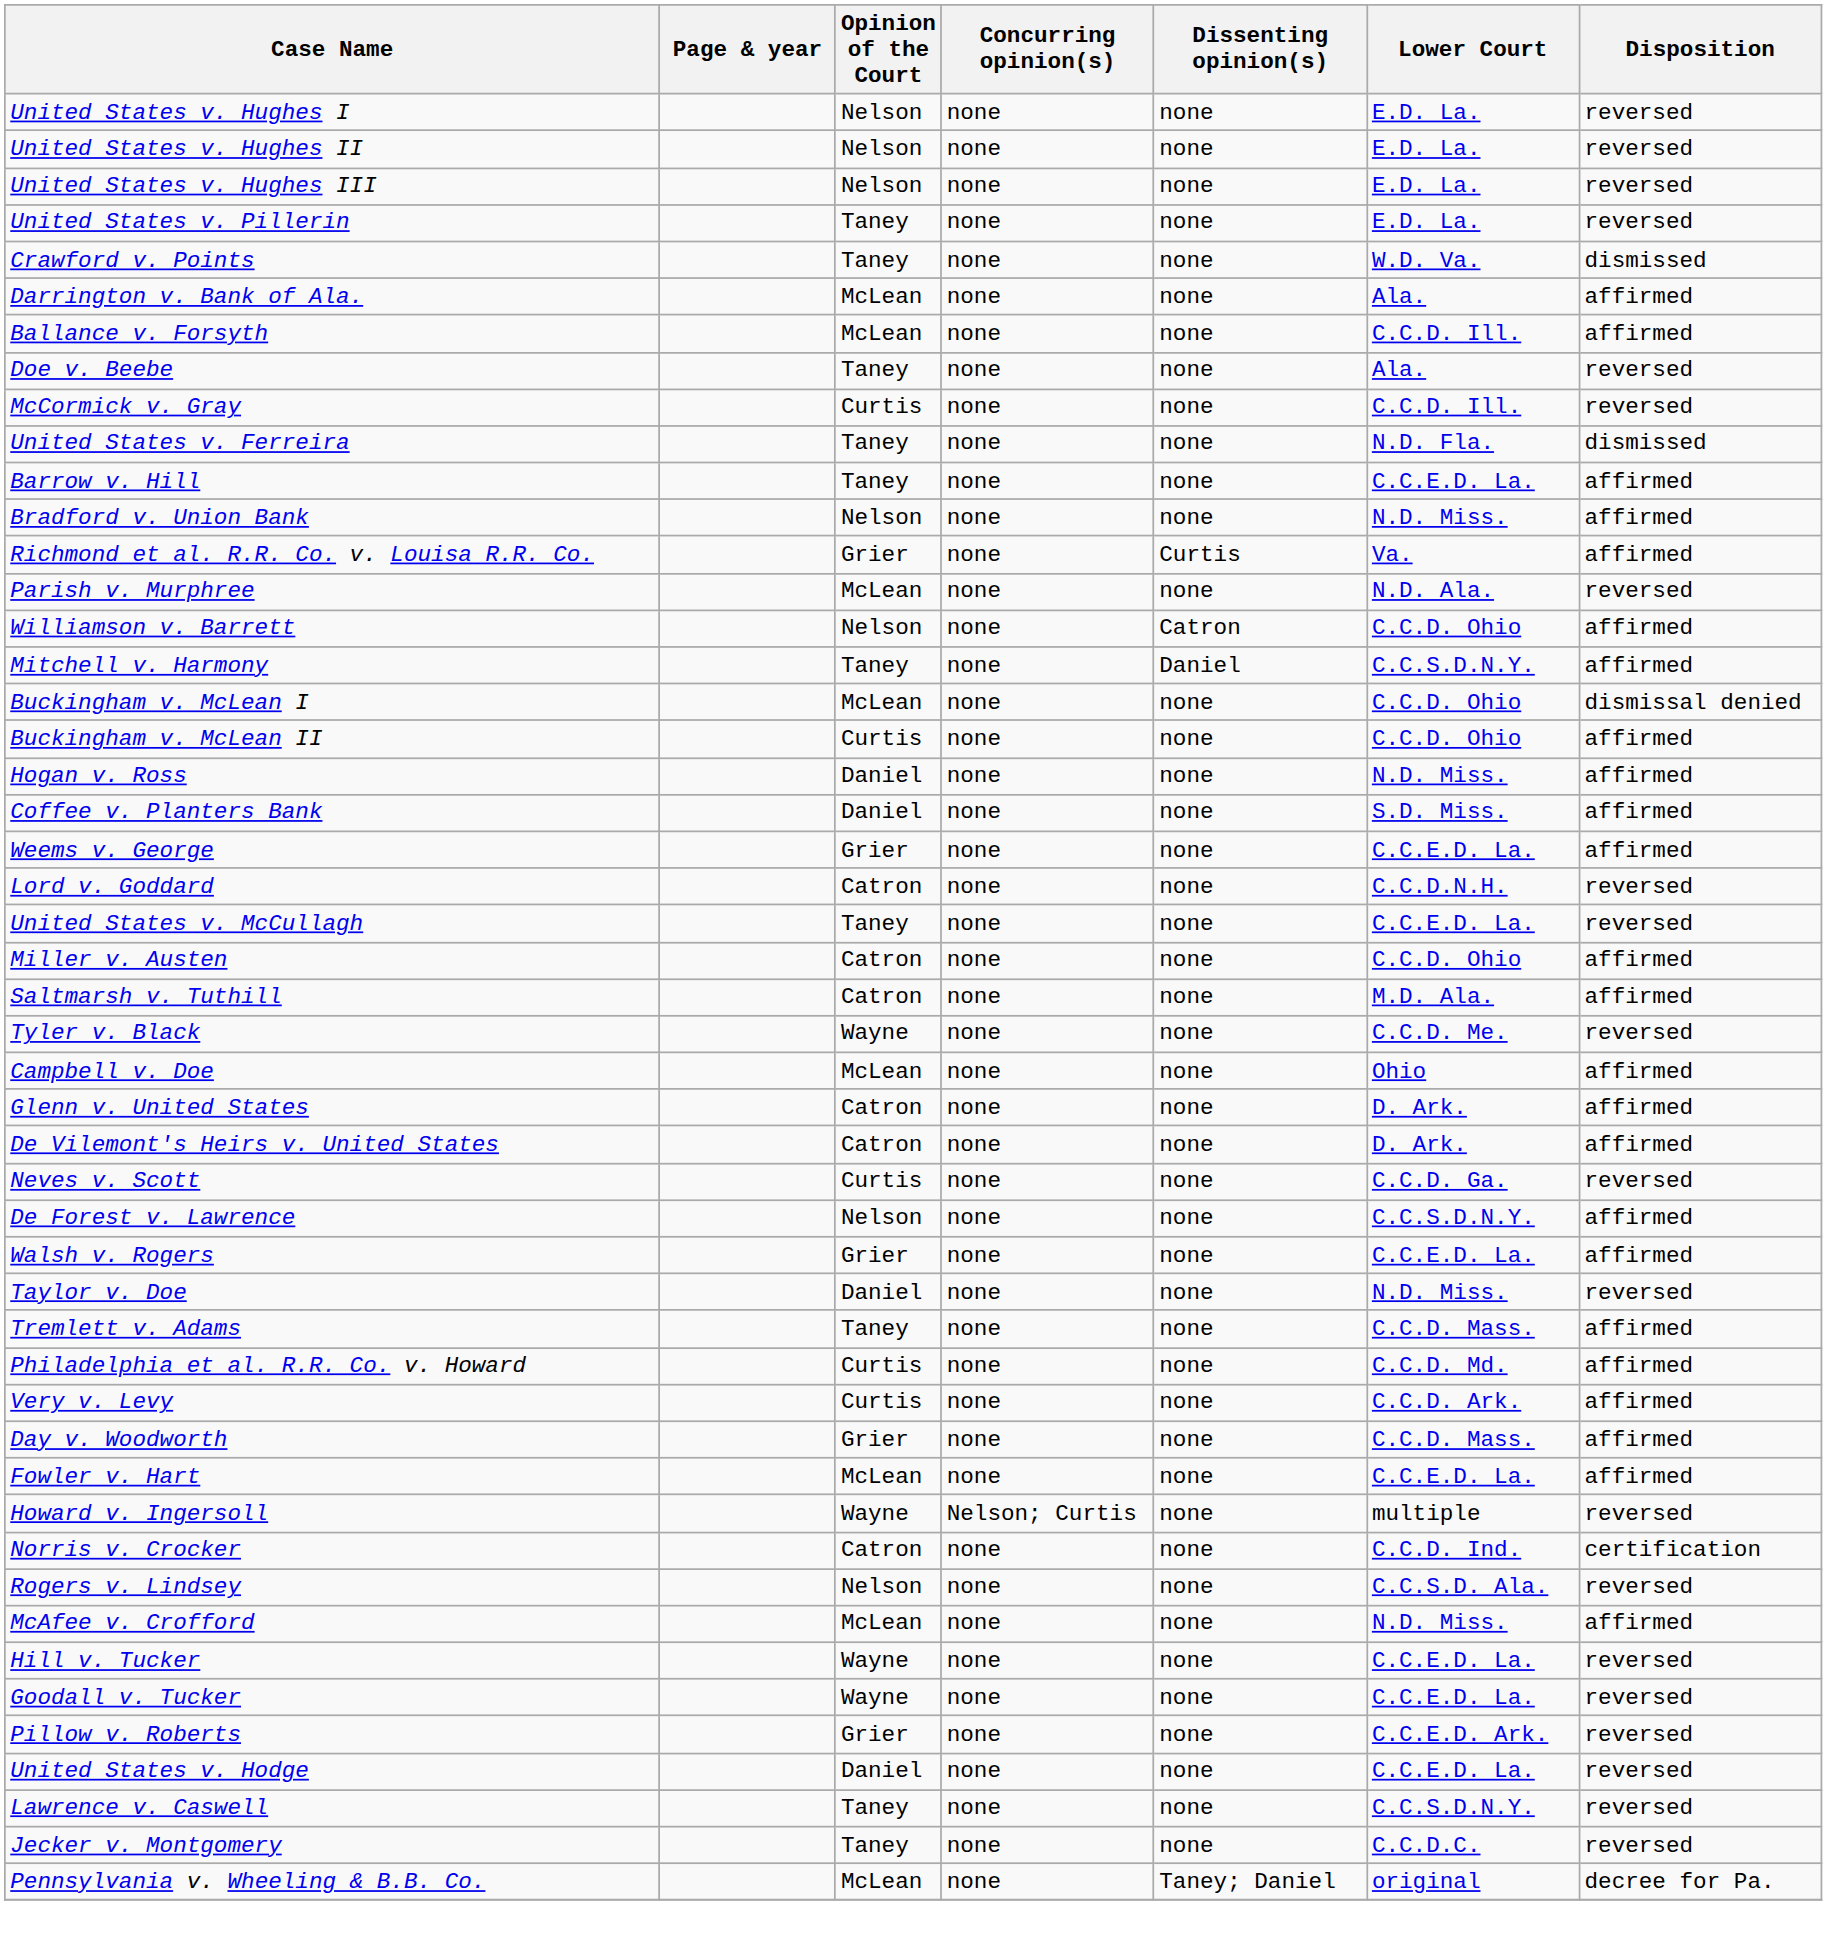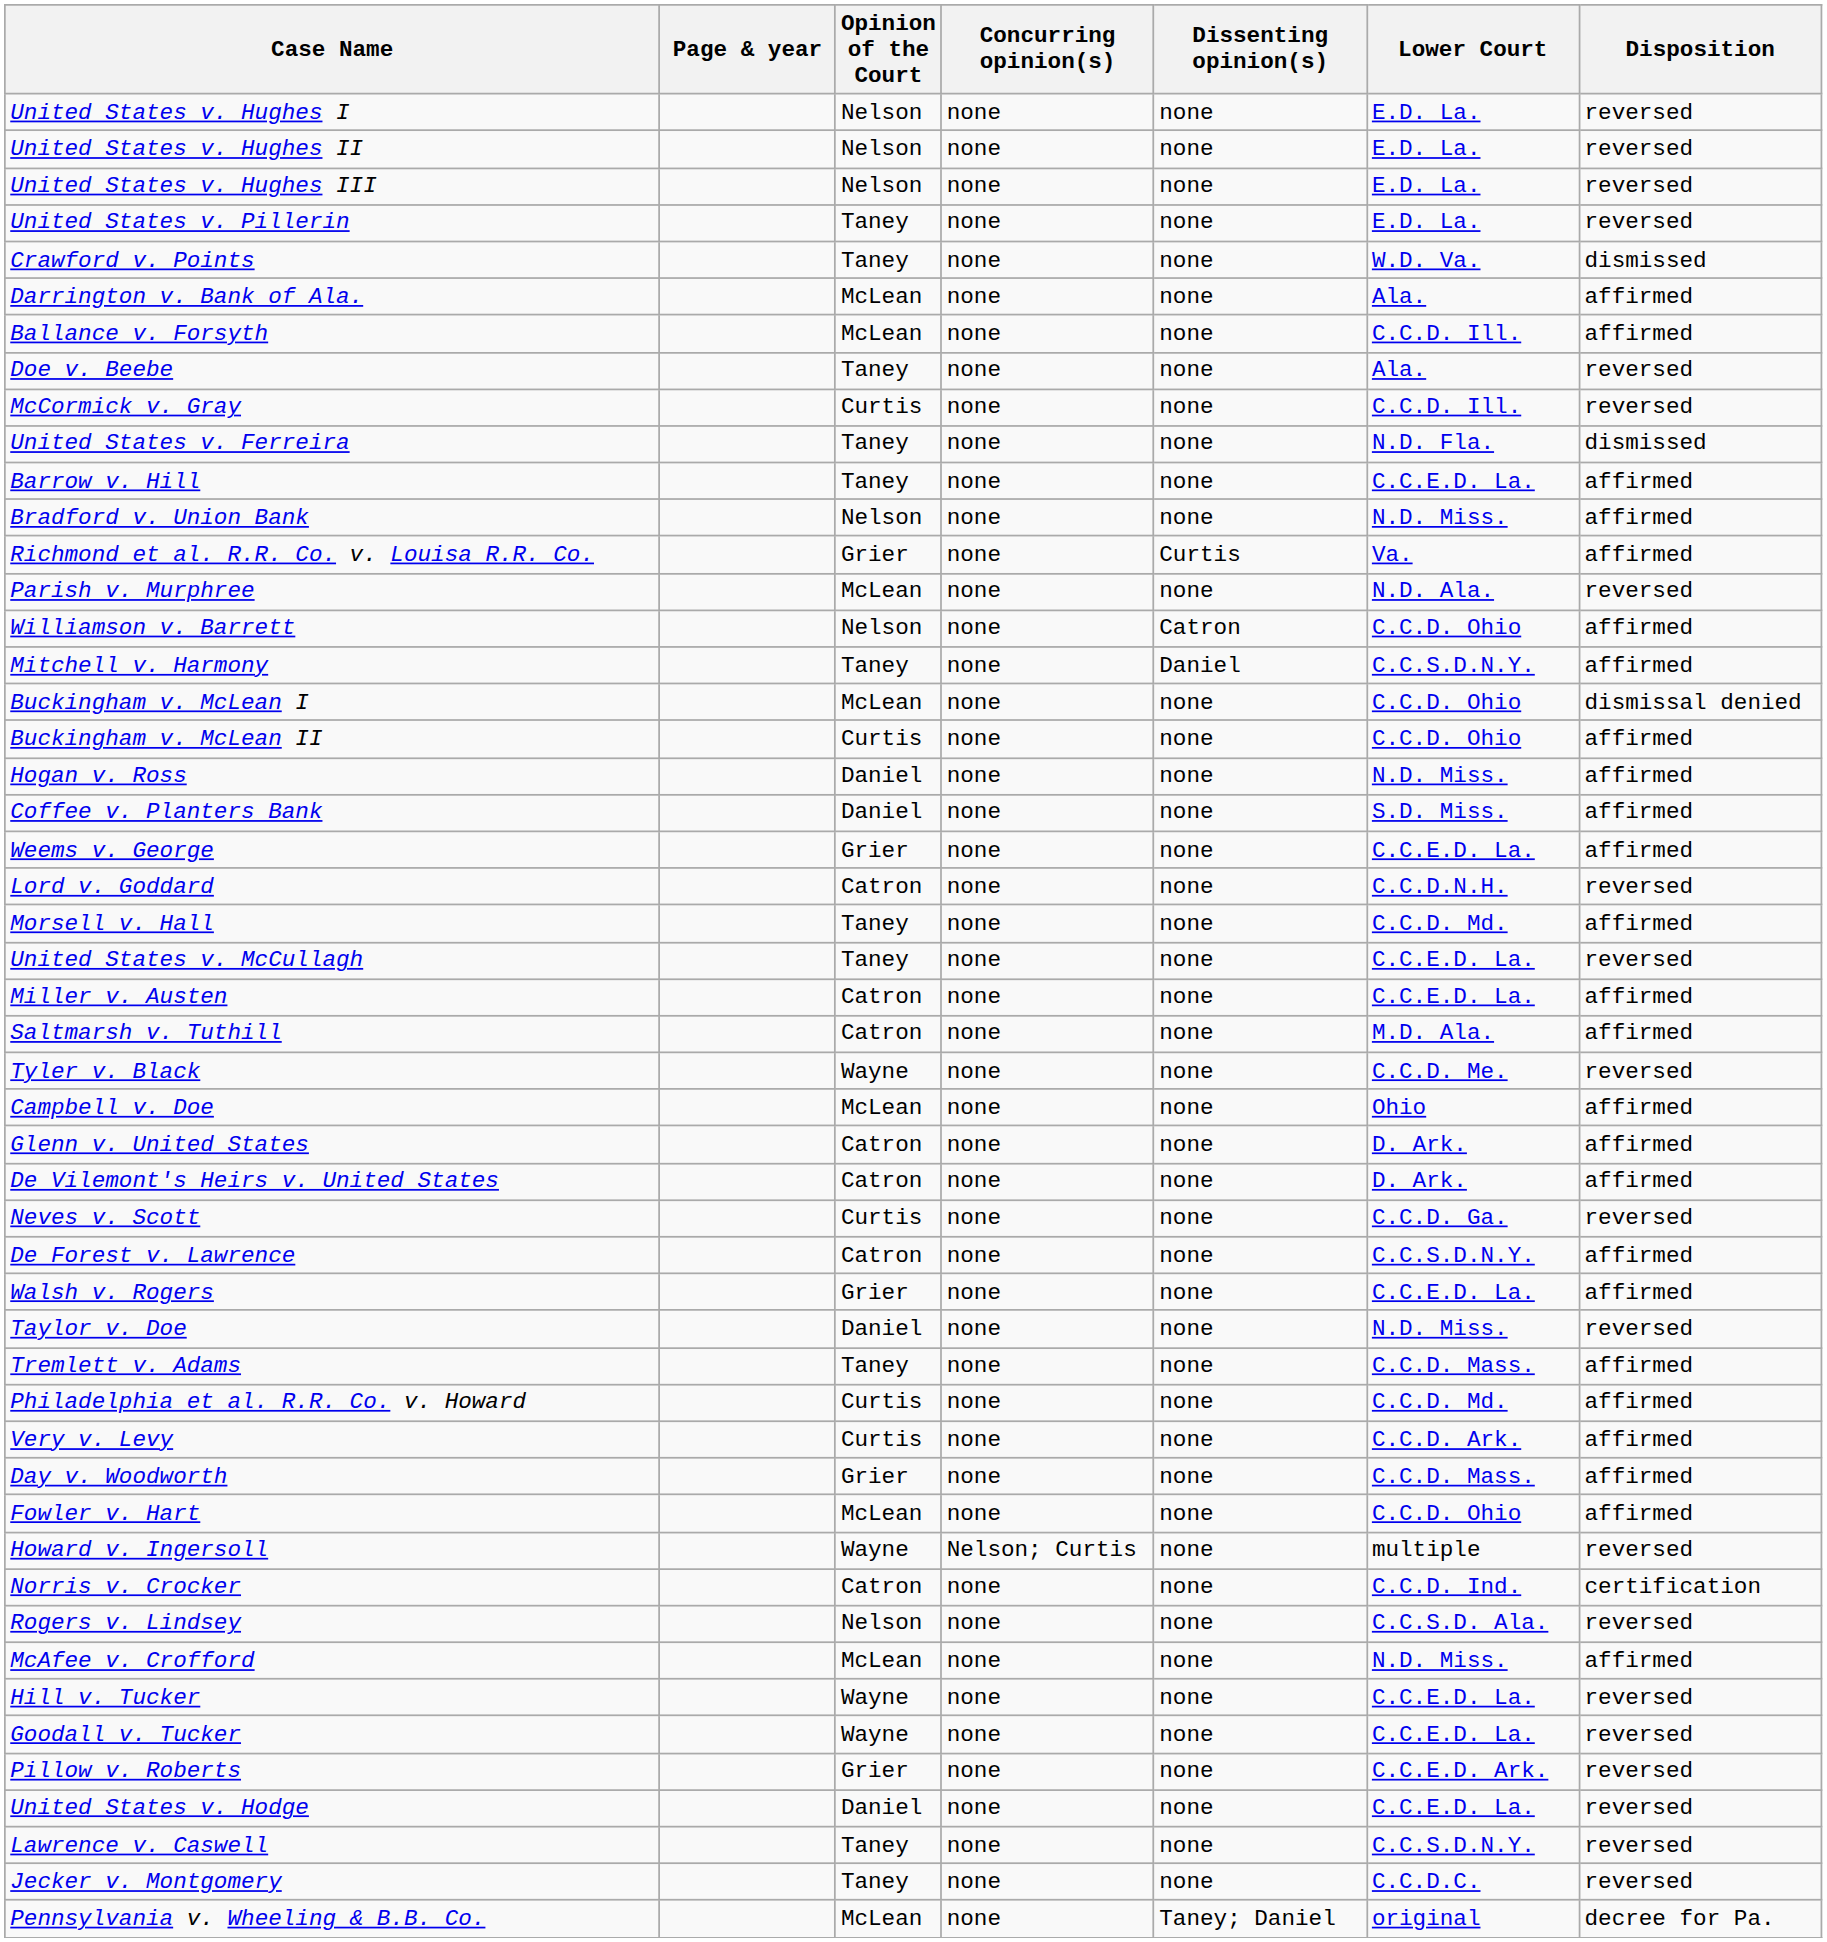+ row: (112, 923)
(1447, 960) C.C.D. Ohio -> (1453, 997) C.C.E.D. La.
(882, 1218) Nelson -> (882, 1255) Catron
(1453, 1476) C.C.E.D. La. -> (1447, 1513) C.C.D. Ohio
